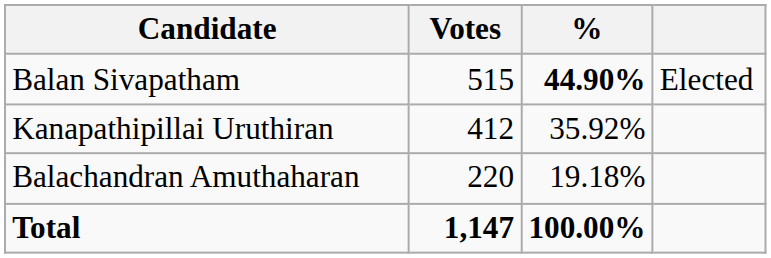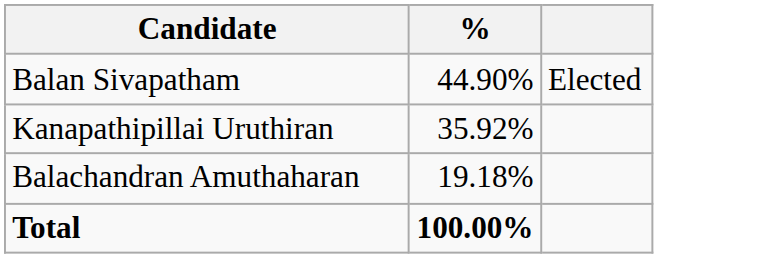- column: (465, 29)
(595, 78) bold -> (485, 78) normal
